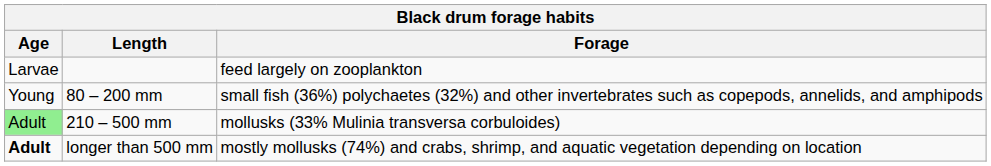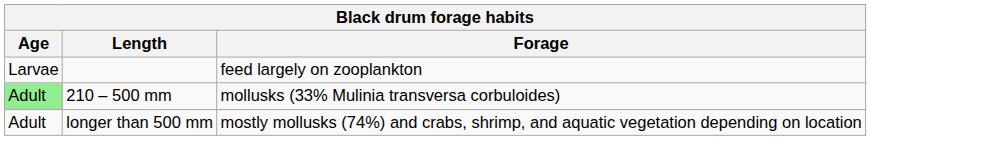- row: (114, 95)
(29, 148) bold -> (27, 122) normal
